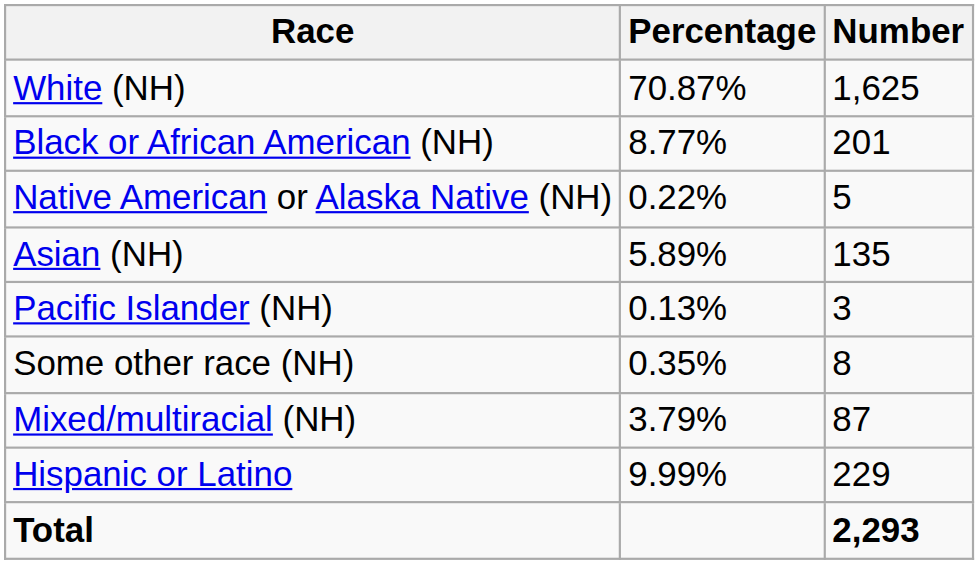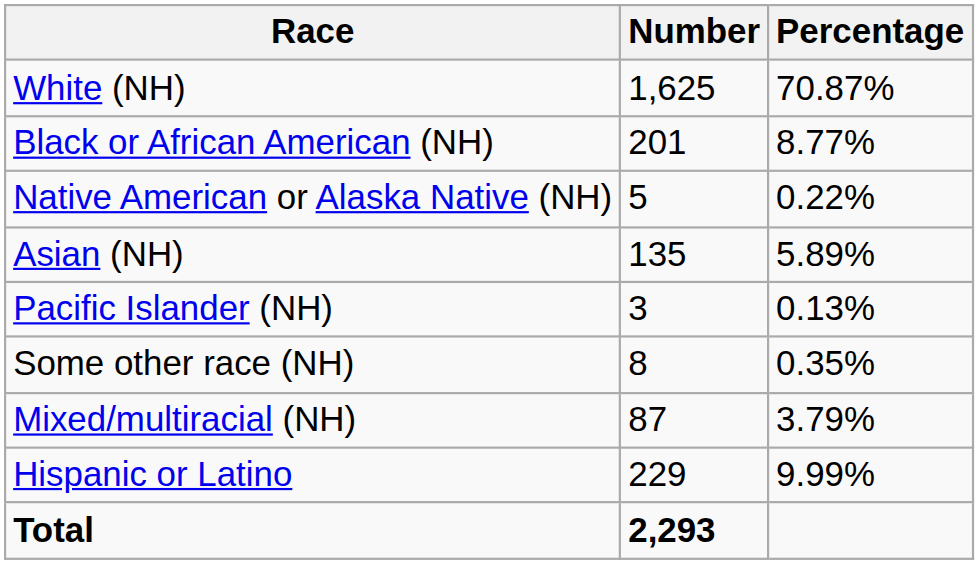columns swapped: (898, 32) <-> (722, 32)
